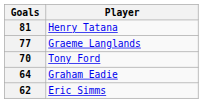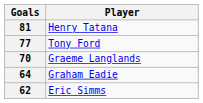(95, 44) Graeme Langlands -> (74, 44) Tony Ford
(74, 59) Tony Ford -> (95, 59) Graeme Langlands
